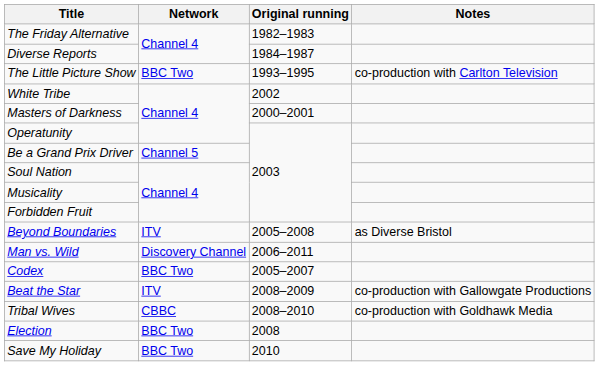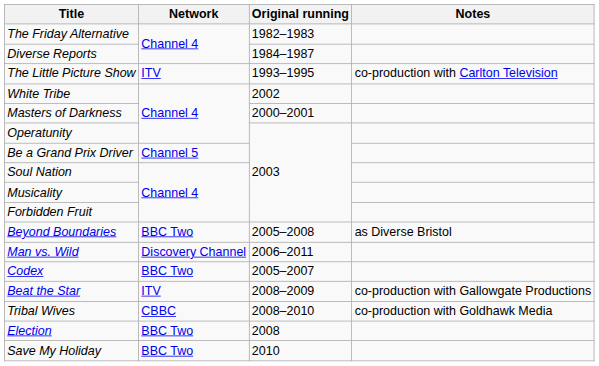(167, 73) BBC Two -> (151, 73) ITV
(151, 232) ITV -> (167, 232) BBC Two
